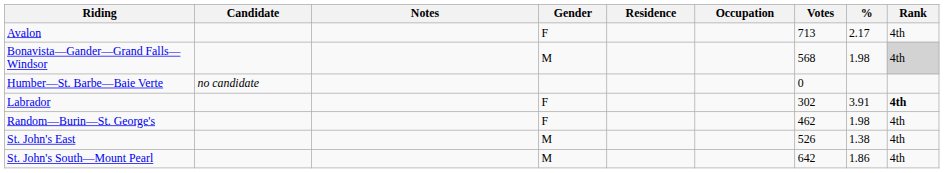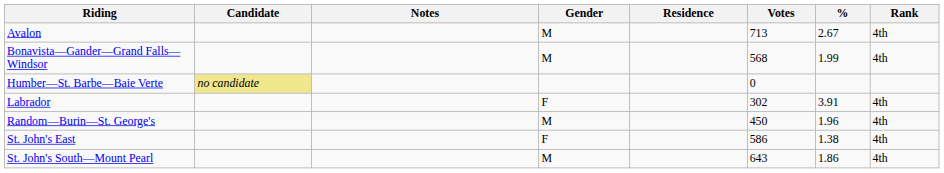- column: (745, 13)
(545, 32) F -> (547, 32) M
(859, 32) 2.17 -> (828, 32) 2.67
(859, 58) 1.98 -> (828, 58) 1.99
(897, 58) lightgrey background -> (880, 58) no background
(228, 83) no background -> (228, 83) khaki background
(898, 102) bold -> (880, 102) normal
(545, 121) F -> (547, 121) M
(807, 121) 462 -> (759, 121) 450
(859, 121) 1.98 -> (828, 121) 1.96
(547, 139) M -> (545, 139) F
(807, 139) 526 -> (759, 139) 586
(807, 158) 642 -> (759, 158) 643
